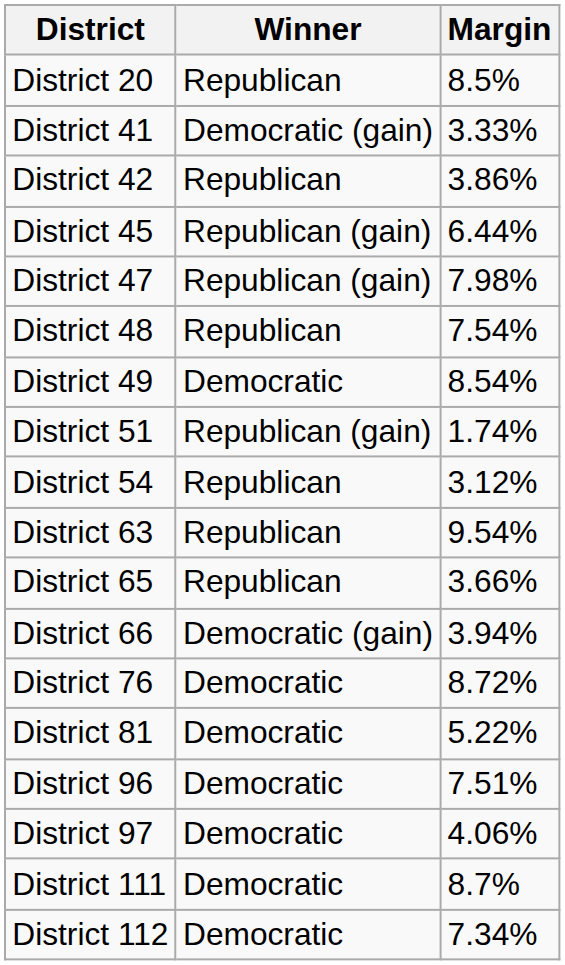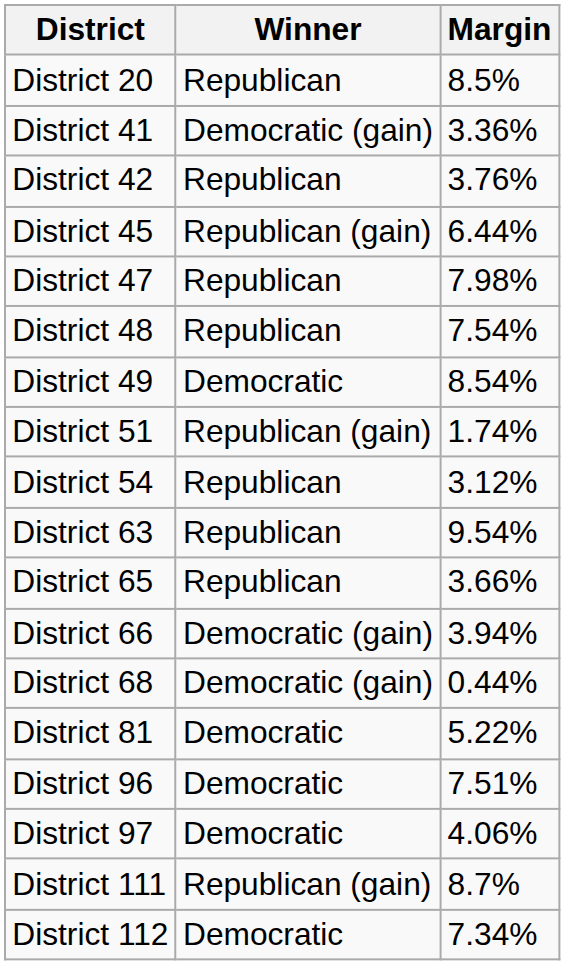(493, 130) 3.33% -> (493, 130) 3.36%
(493, 180) 3.86% -> (493, 180) 3.76%
(307, 280) Republican (gain) -> (262, 280) Republican
+ row: (83, 682)
- row: (83, 682)
(263, 883) Democratic -> (307, 883) Republican (gain)
